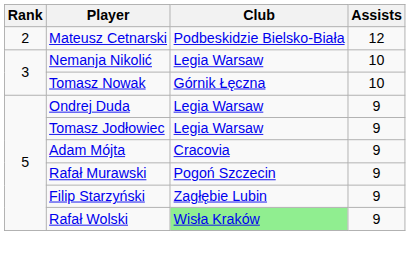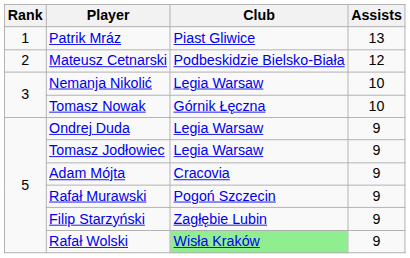+ row: (85, 38)
